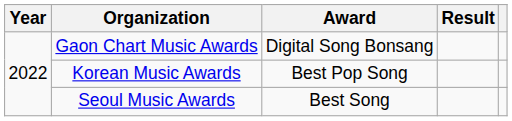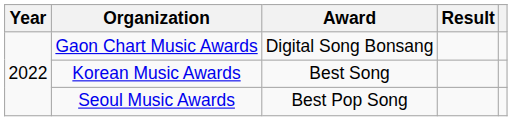(350, 73) Best Pop Song -> (350, 73) Best Song
(350, 101) Best Song -> (350, 101) Best Pop Song
